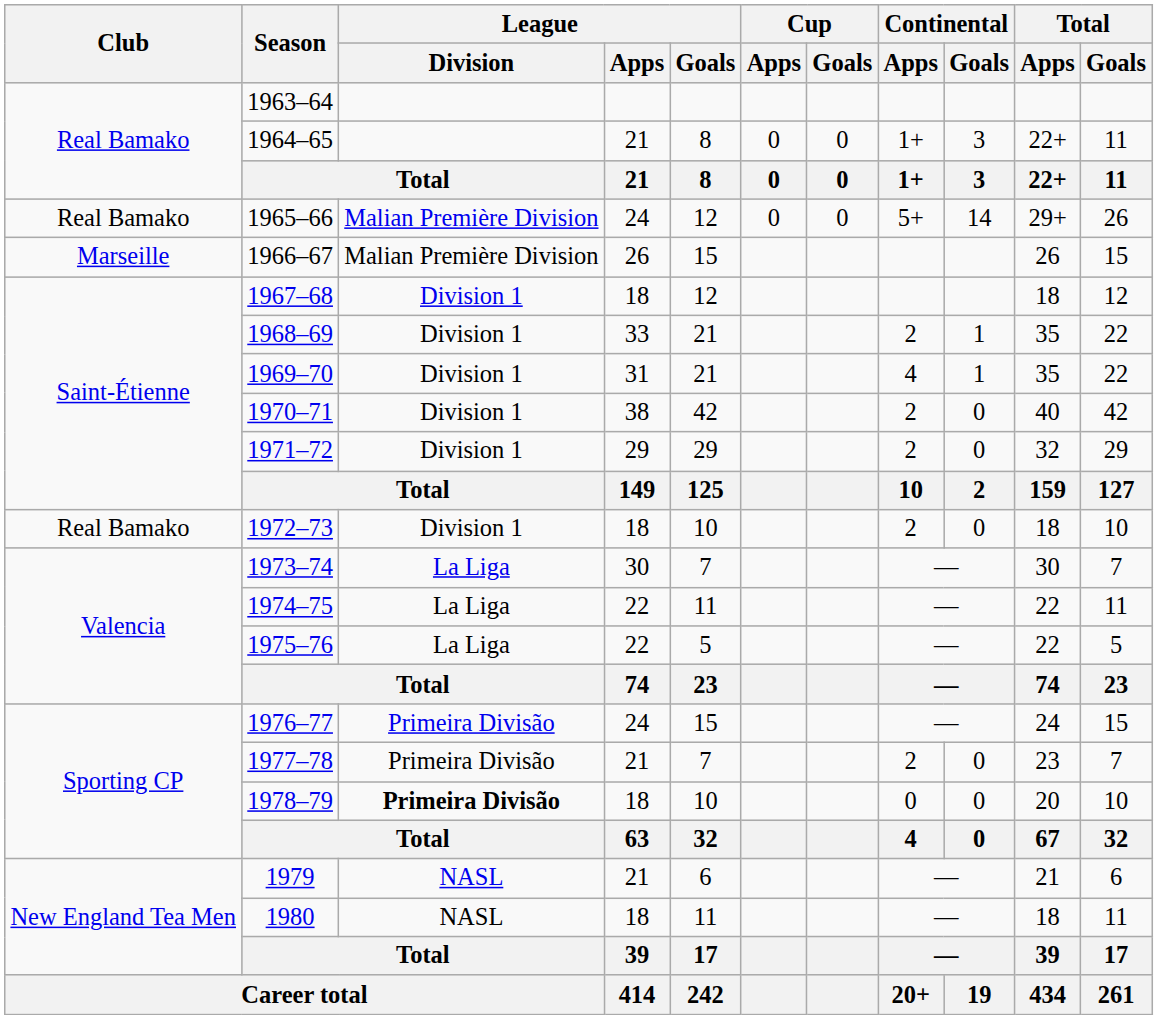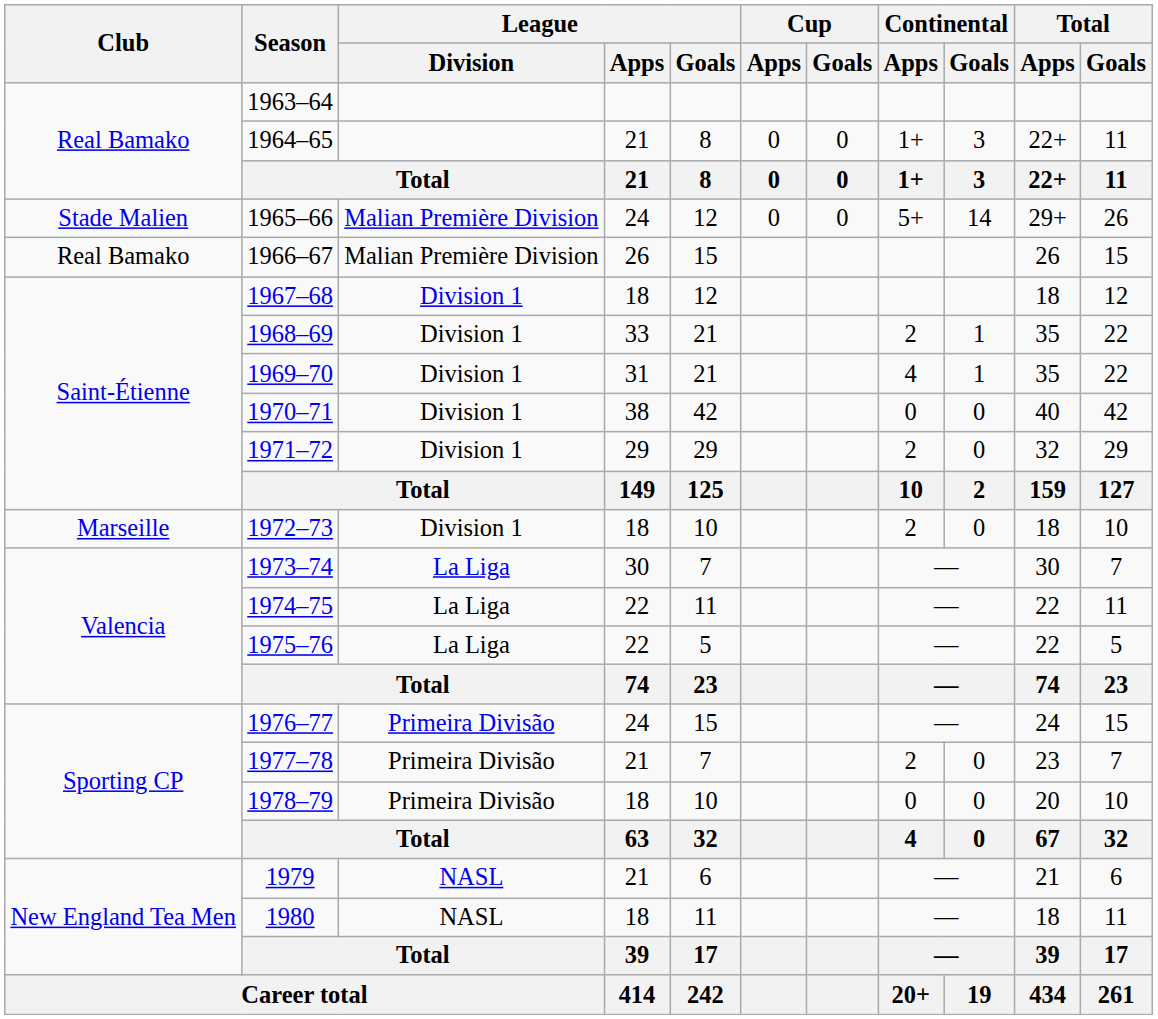(123, 218) Real Bamako -> (123, 218) Stade Malien
(123, 256) Marseille -> (123, 256) Real Bamako
(911, 412) 2 -> (911, 412) 0
(123, 528) Real Bamako -> (123, 528) Marseille
(471, 800) bold -> (471, 800) normal
